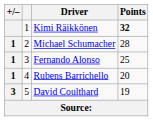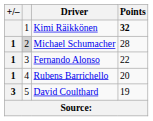(27, 43) no background -> (27, 43) lightgrey background
(125, 59) 25 -> (125, 59) 22
